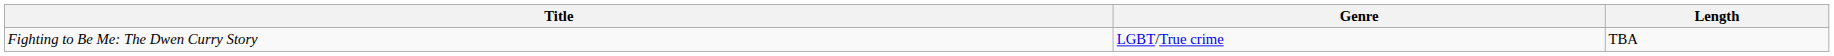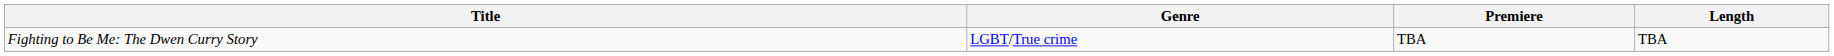+ column: (1514, 16)
